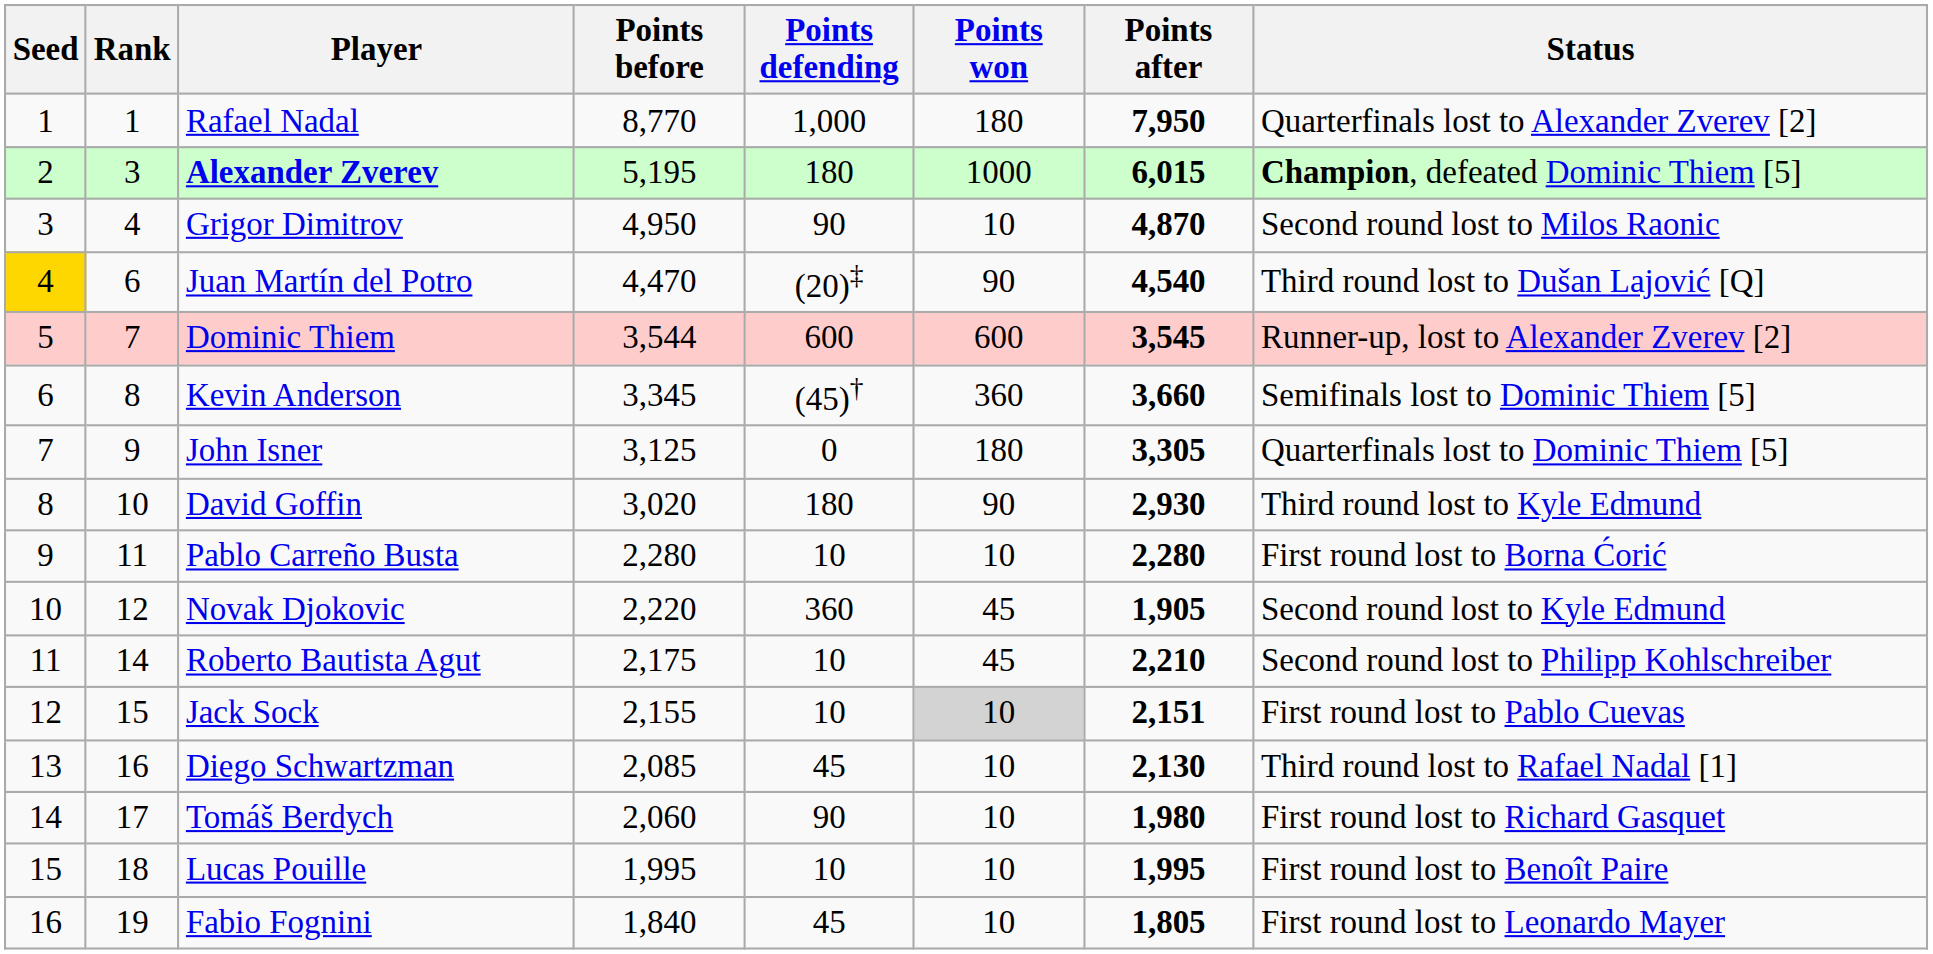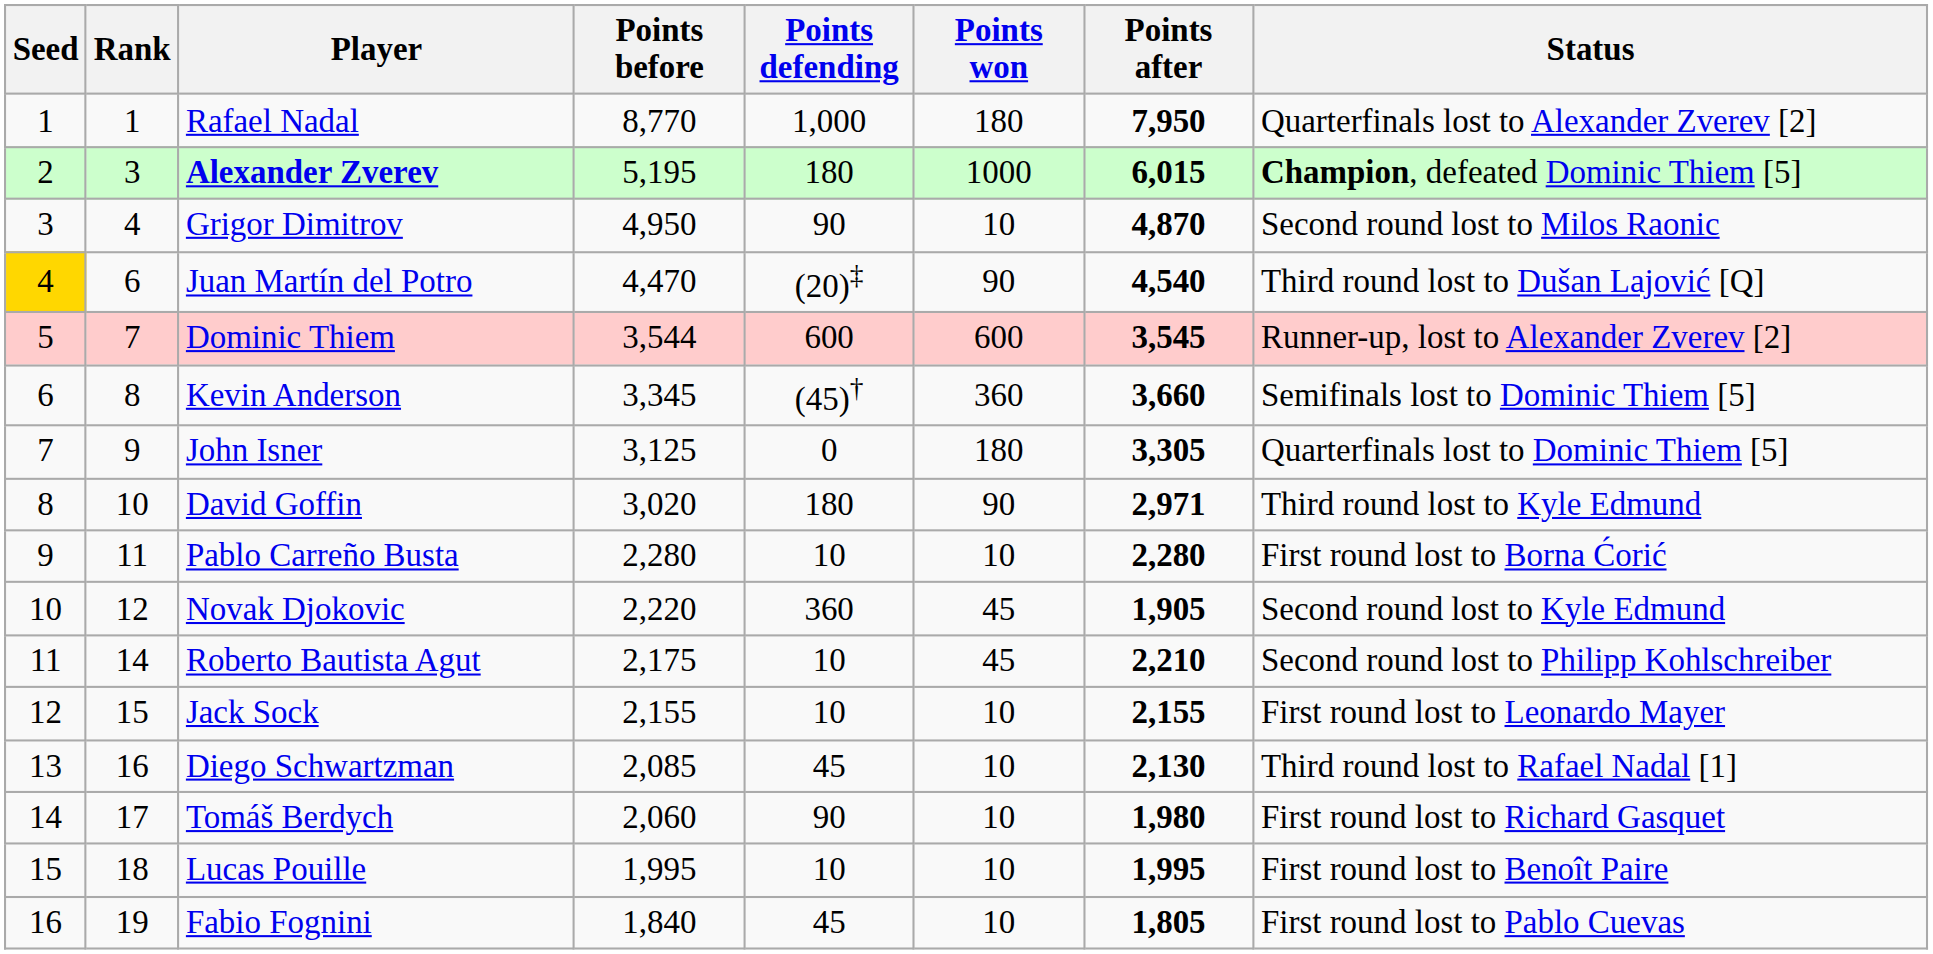(1169, 503) 2,930 -> (1169, 503) 2,971
(999, 712) lightgrey background -> (999, 712) no background
(1169, 712) 2,151 -> (1169, 712) 2,155
(1473, 712) First round lost to Pablo Cuevas -> (1493, 712) First round lost to Leonardo Mayer
(1493, 921) First round lost to Leonardo Mayer -> (1473, 921) First round lost to Pablo Cuevas
